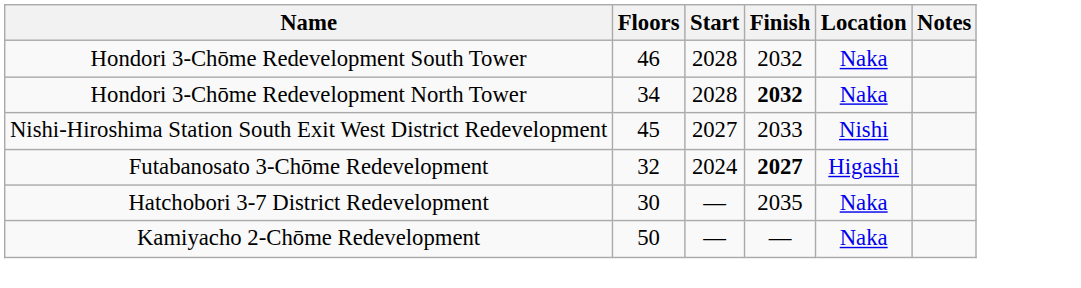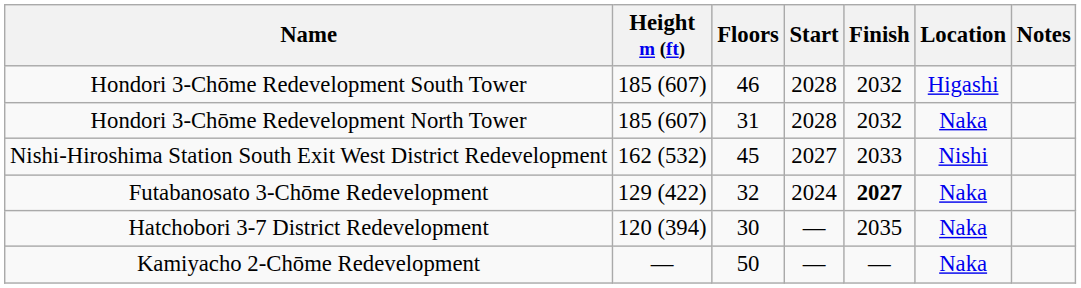+ column: (662, 35)
(864, 58) Naka -> (963, 84) Higashi
(649, 94) 34 -> (748, 120) 31
(780, 94) bold -> (879, 120) normal
(864, 166) Higashi -> (963, 192) Naka
